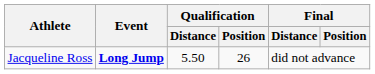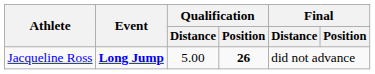(193, 58) 5.50 -> (193, 58) 5.00
(244, 58) normal -> (244, 58) bold
